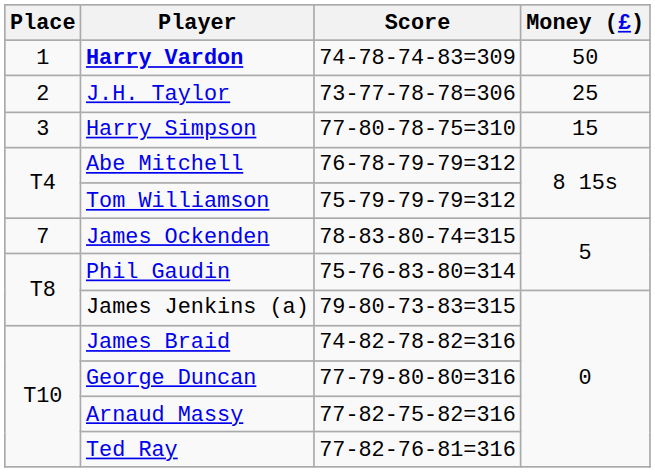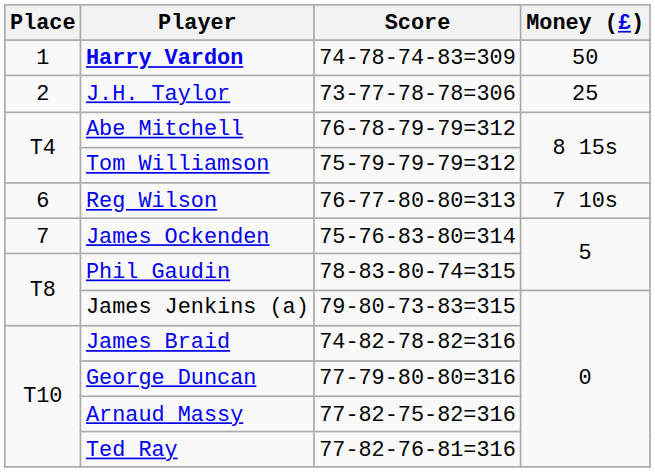- row: (171, 129)
+ row: (152, 201)
(417, 236) 78-83-80-74=315 -> (417, 236) 75-76-83-80=314
(417, 272) 75-76-83-80=314 -> (417, 272) 78-83-80-74=315
